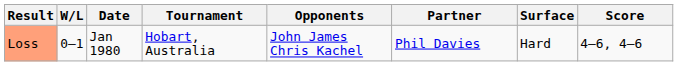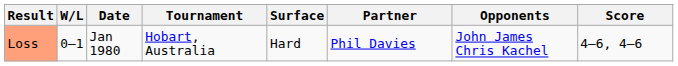columns swapped: (547, 15) <-> (330, 15)
